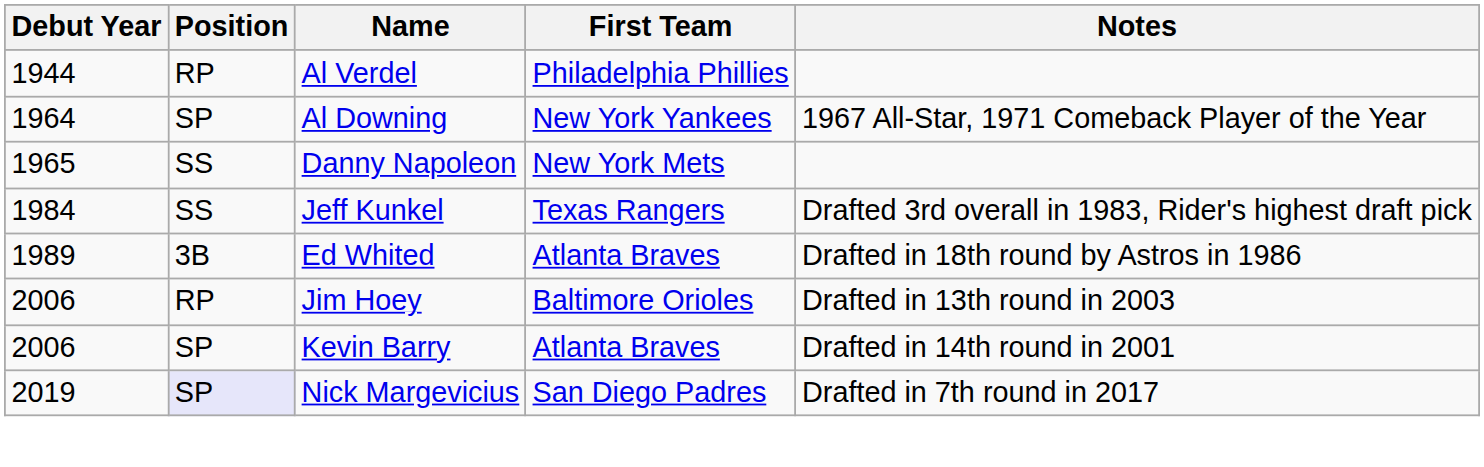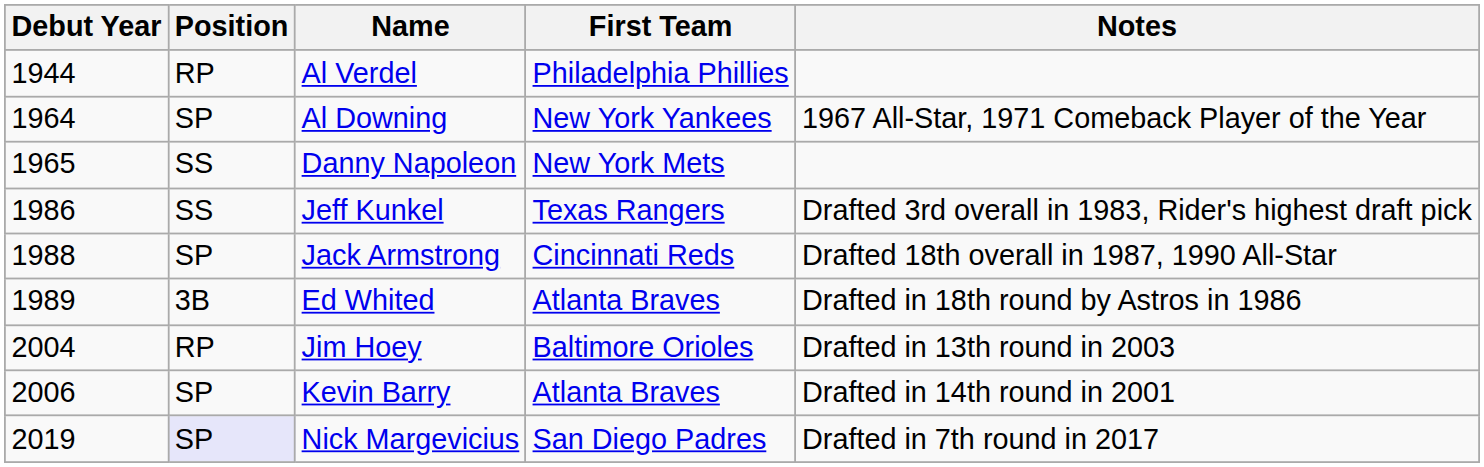(44, 210) 1984 -> (44, 210) 1986
+ row: (401, 255)
(44, 301) 2006 -> (44, 347) 2004
